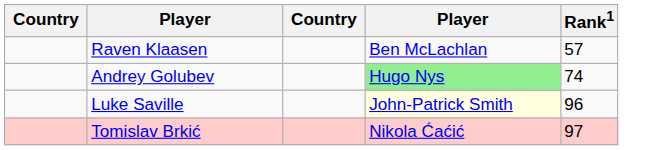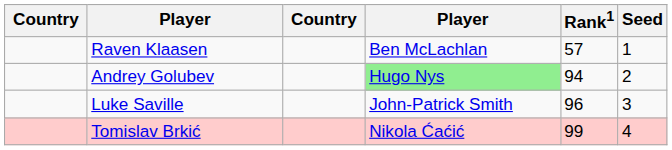+ column: (643, 20)
(574, 77) 74 -> (574, 77) 94
(441, 104) lightyellow background -> (441, 104) no background
(574, 131) 97 -> (574, 131) 99
